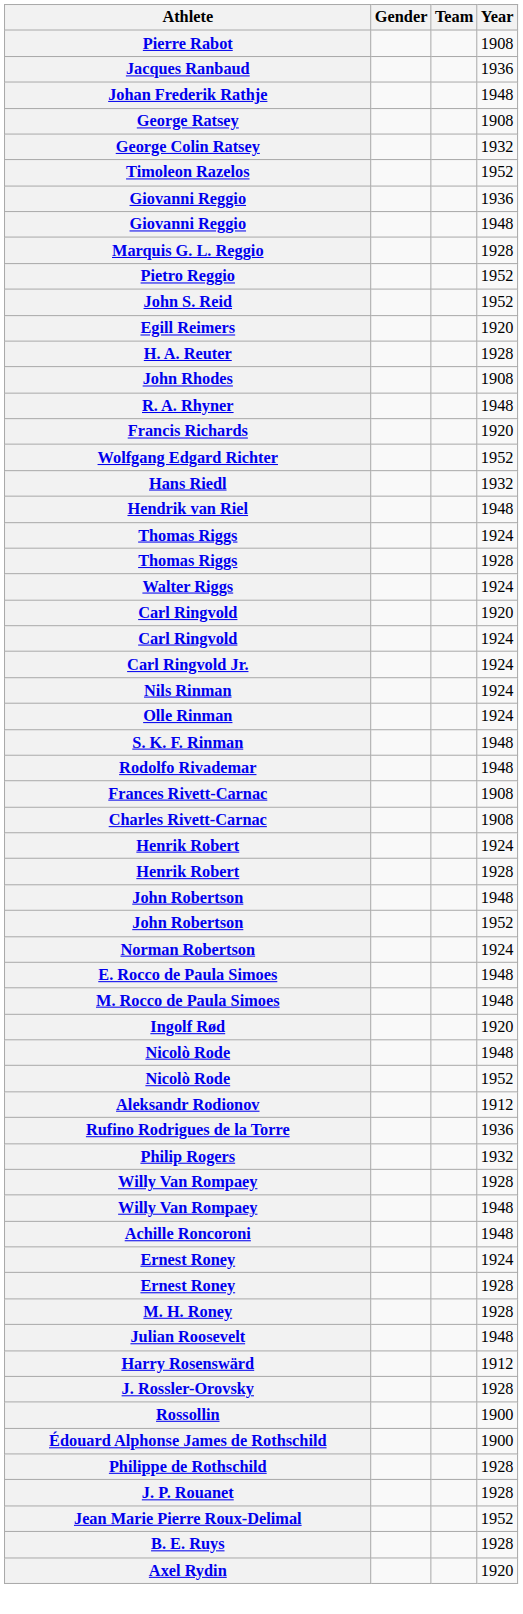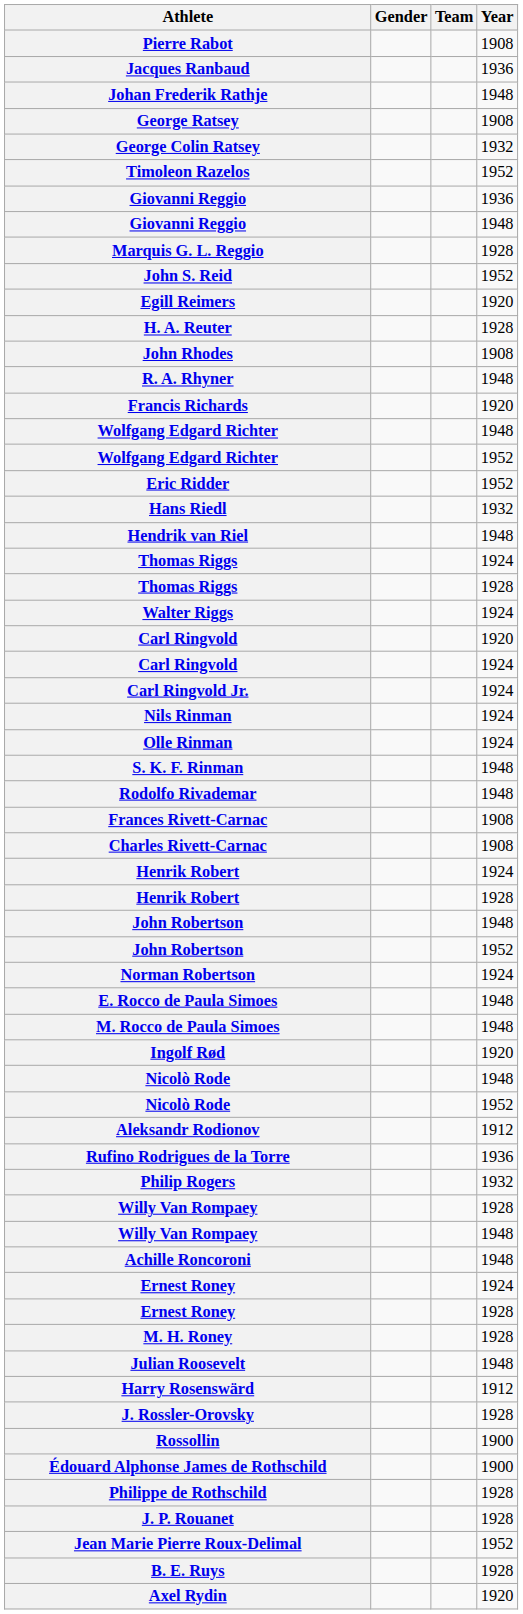- row: (188, 276)
+ row: (188, 431)
+ row: (188, 483)
